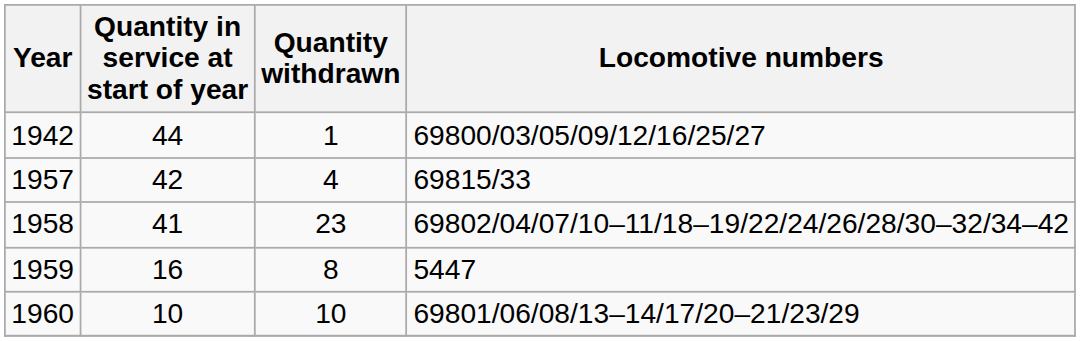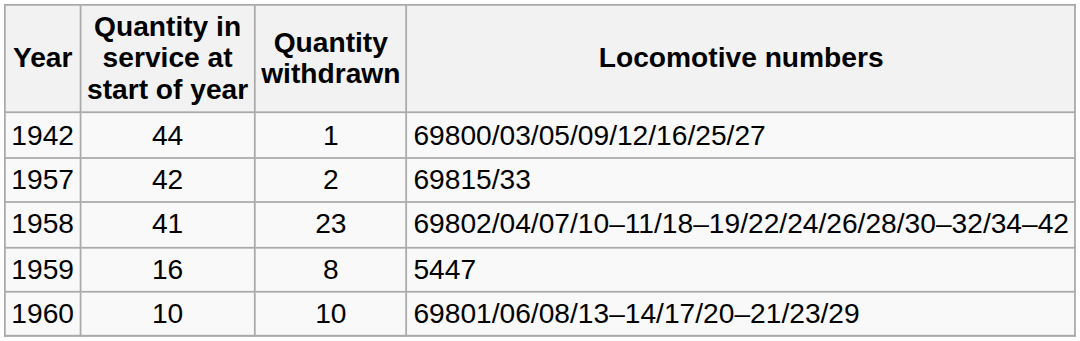(331, 179) 4 -> (331, 179) 2
